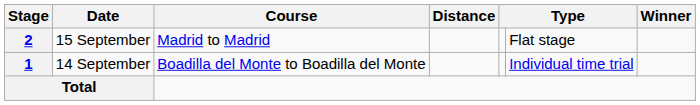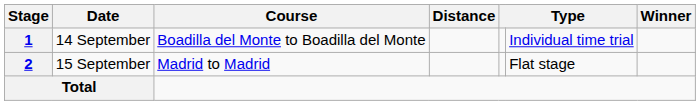rows swapped: (28, 64) <-> (28, 40)
